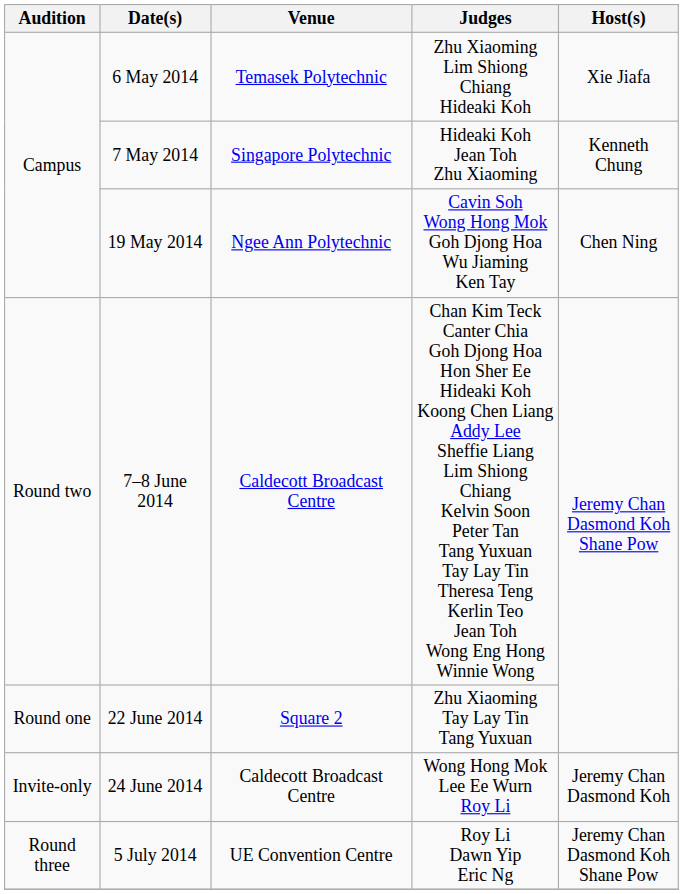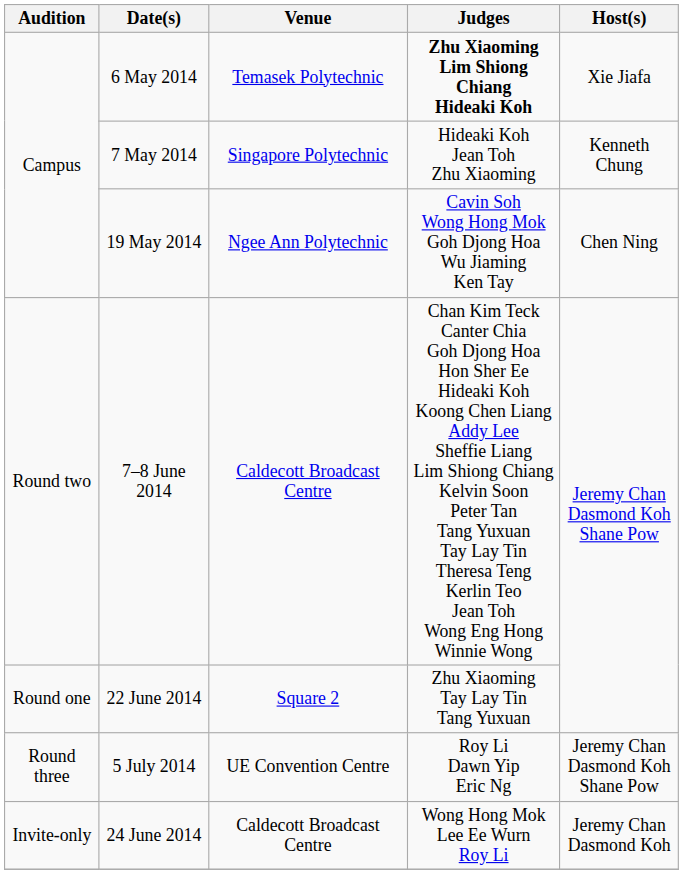(485, 76) normal -> (484, 76) bold
rows swapped: (155, 786) <-> (155, 855)
